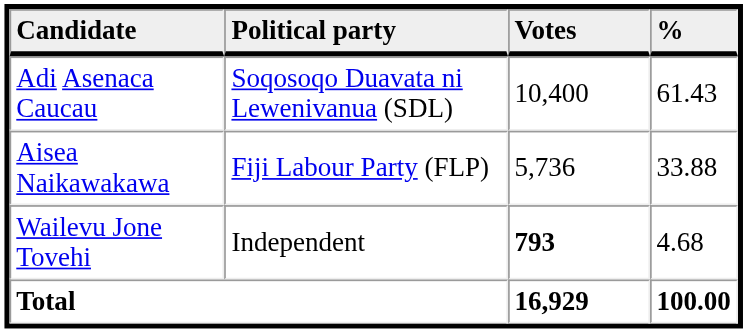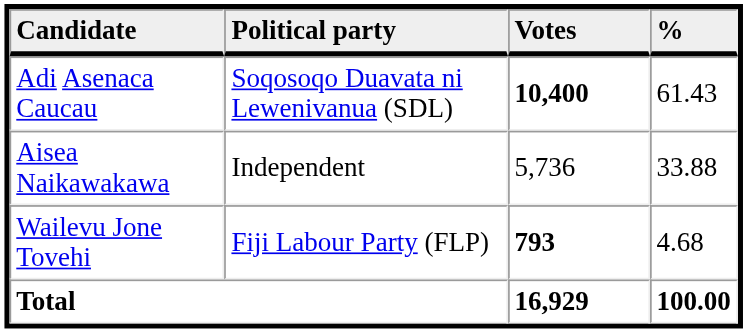(552, 93) normal -> (552, 93) bold
(360, 167) Fiji Labour Party (FLP) -> (298, 167) Independent
(298, 241) Independent -> (360, 241) Fiji Labour Party (FLP)
